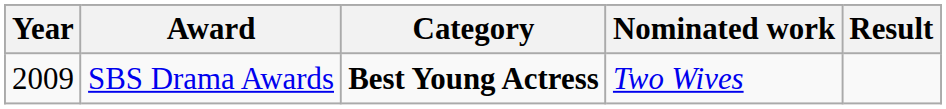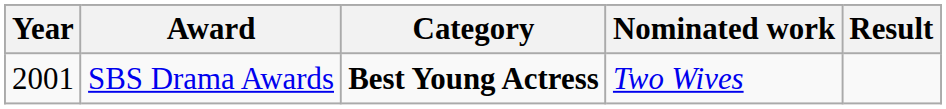(43, 77) 2009 -> (43, 77) 2001
